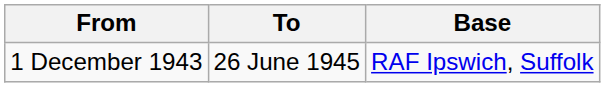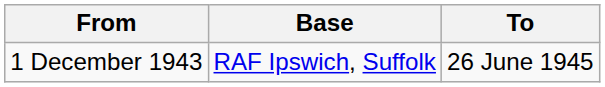columns swapped: (287, 23) <-> (482, 23)
